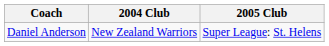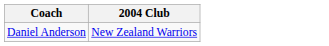- column: (262, 13)
